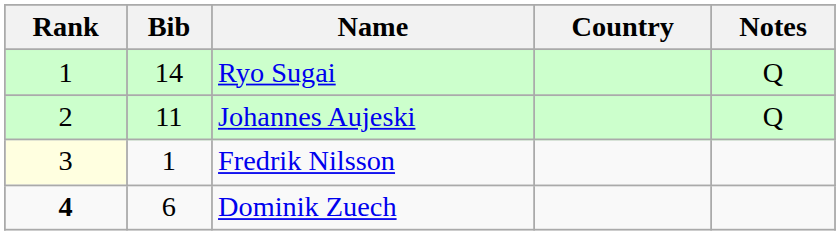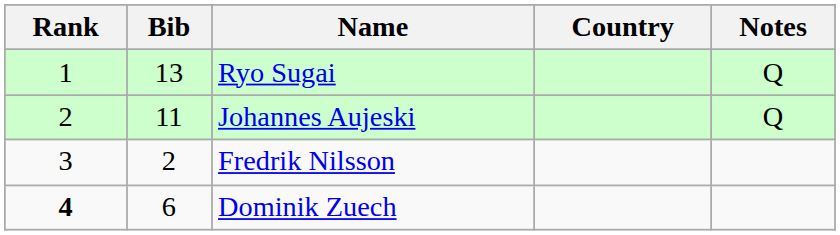(169, 71) 14 -> (169, 71) 13
(66, 161) lightyellow background -> (66, 161) no background
(169, 161) 1 -> (169, 161) 2
